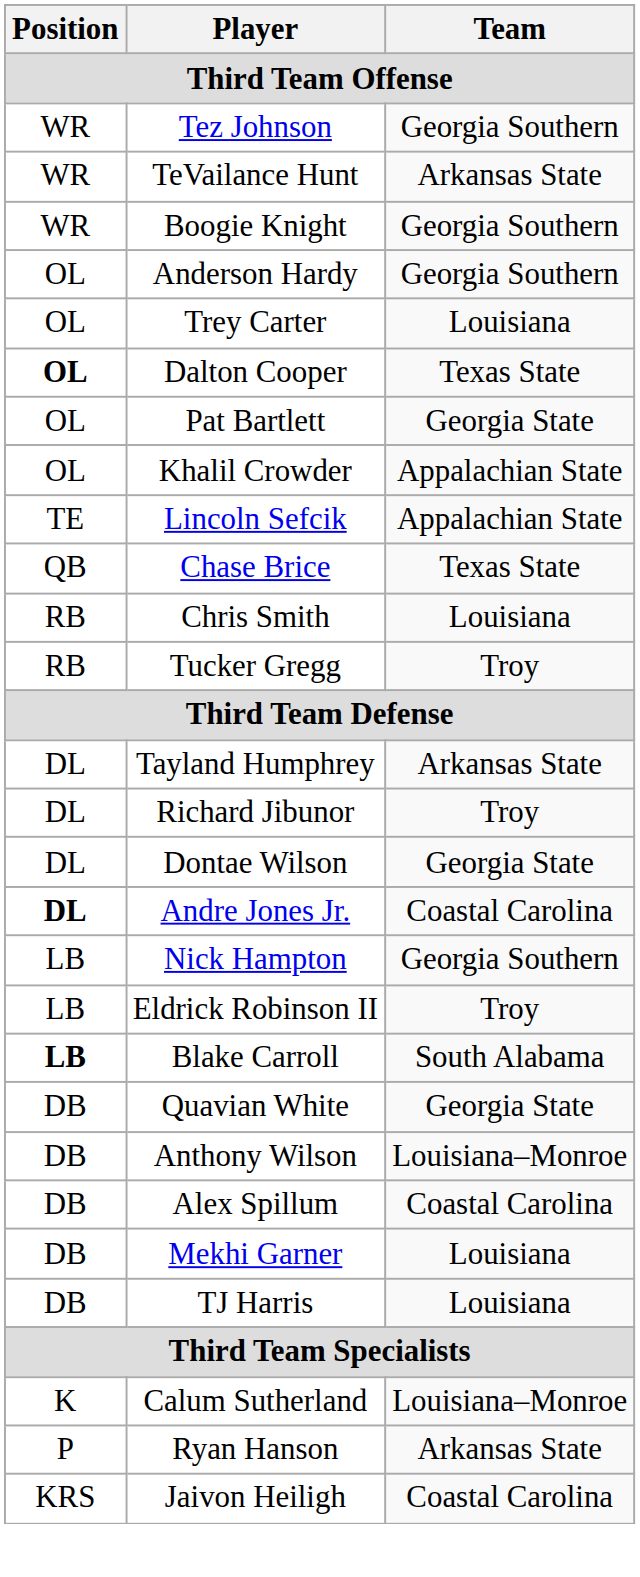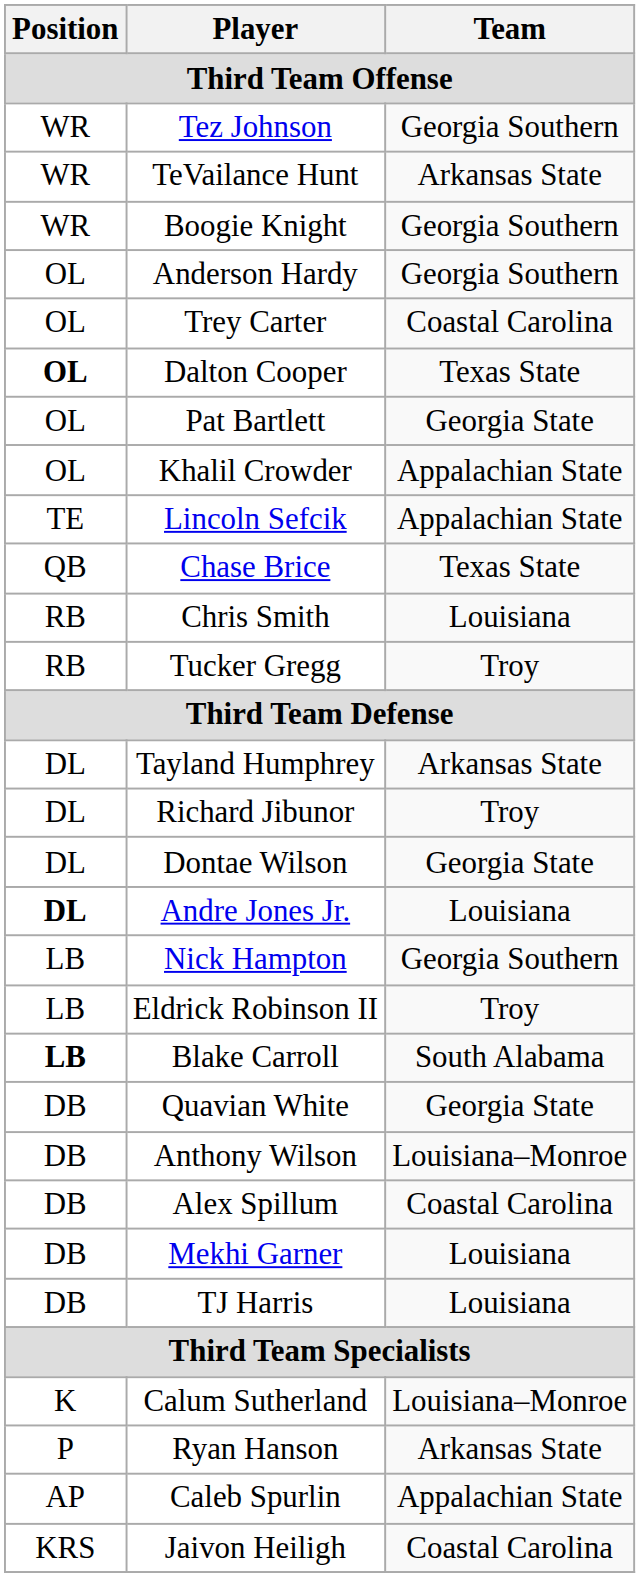(510, 322) Louisiana -> (510, 322) Coastal Carolina
(510, 910) Coastal Carolina -> (510, 910) Louisiana
+ row: (255, 1498)
